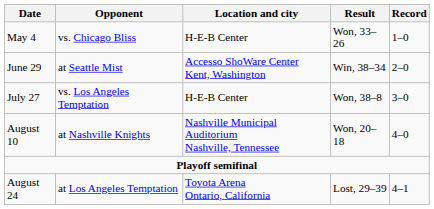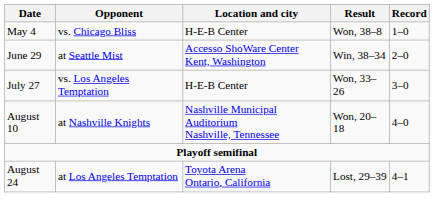(355, 37) Won, 33–26 -> (357, 31) Won, 38–8
(357, 98) Won, 38–8 -> (355, 85) Won, 33–26
